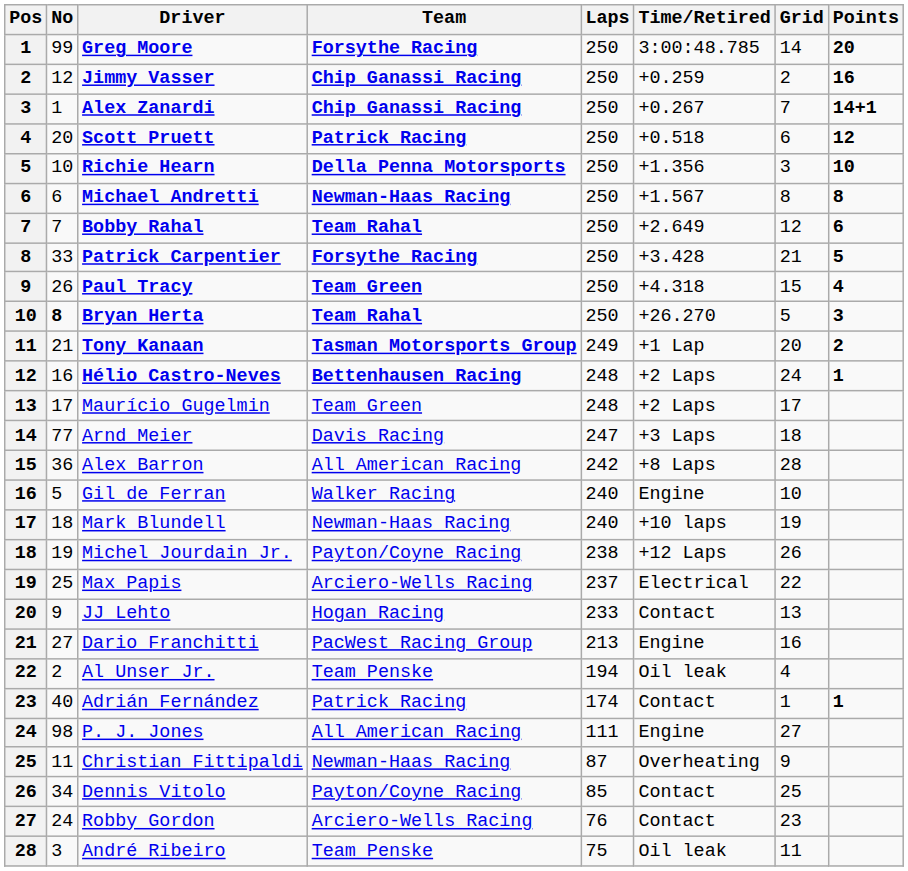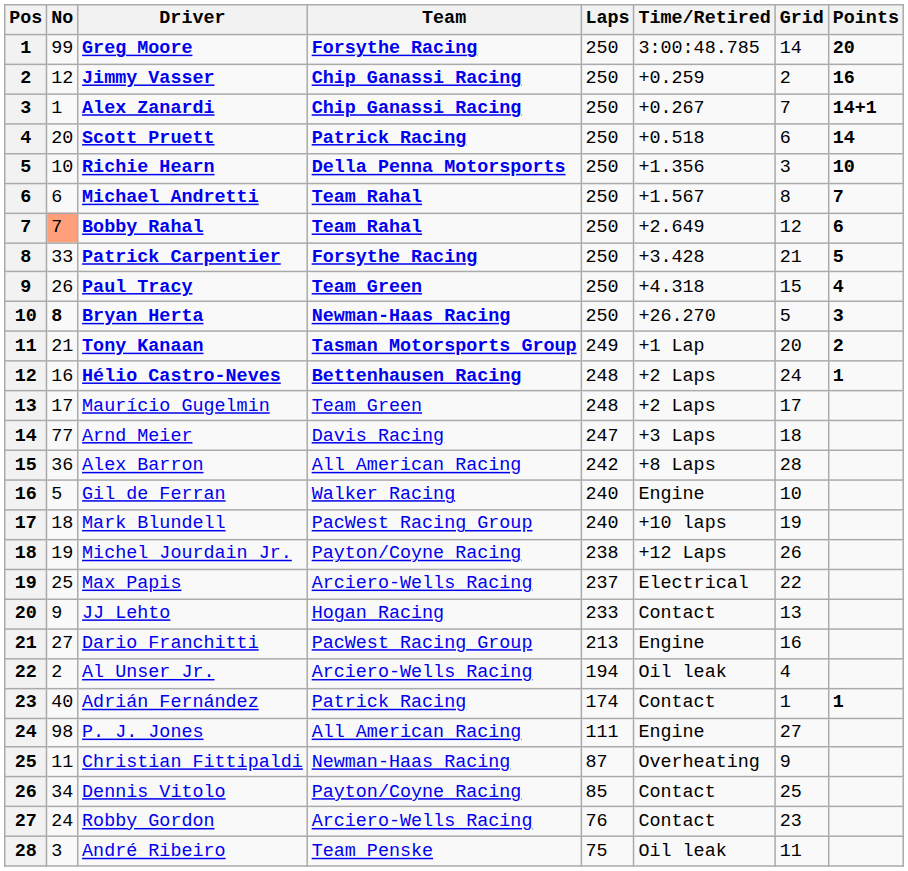(844, 139) 12 -> (844, 139) 14
(411, 198) Newman-Haas Racing -> (367, 198) Team Rahal
(838, 198) 8 -> (838, 198) 7
(57, 228) no background -> (57, 228) lightsalmon background
(367, 317) Team Rahal -> (411, 317) Newman-Haas Racing
(411, 525) Newman-Haas Racing -> (422, 525) PacWest Racing Group
(372, 673) Team Penske -> (422, 673) Arciero-Wells Racing
